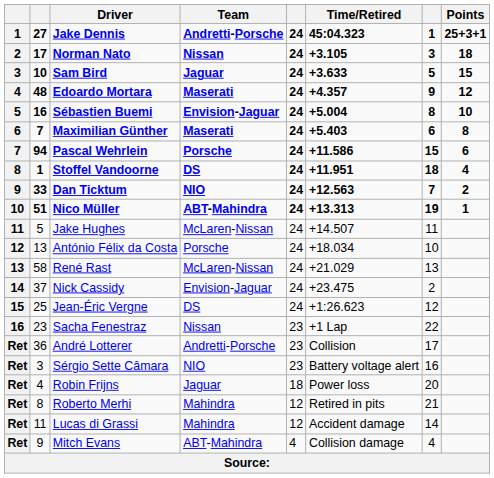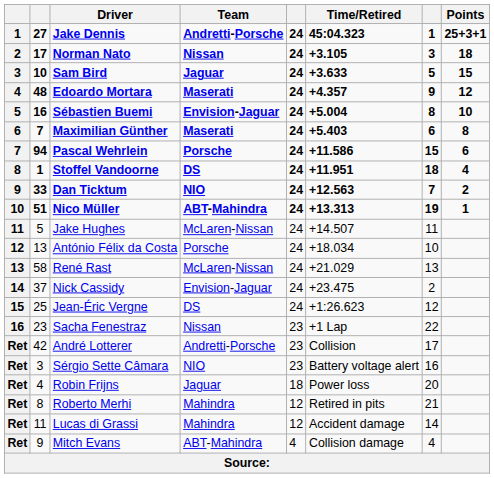(40, 345) 36 -> (40, 345) 42
